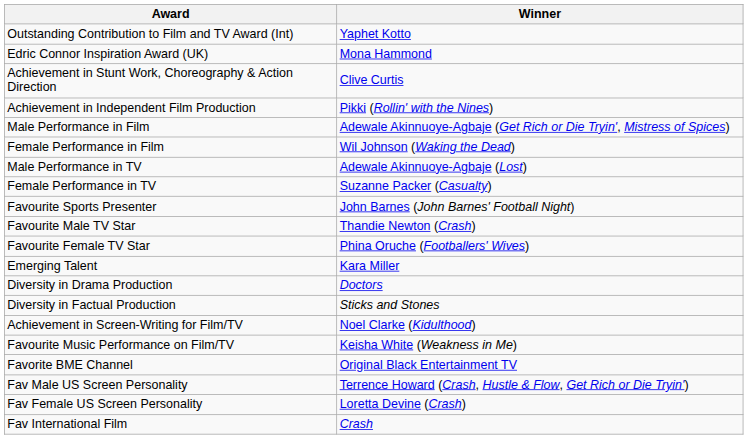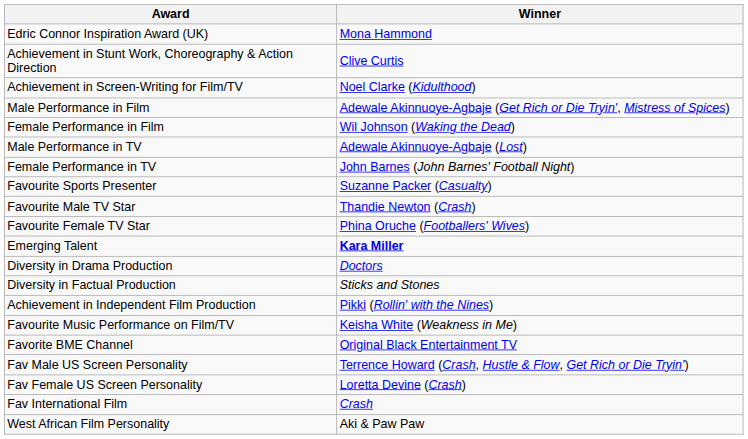- row: (150, 34)
rows swapped: (131, 107) <-> (125, 325)
(416, 186) Suzanne Packer (Casualty) -> (457, 166) John Barnes (John Barnes' Football Night)
(457, 206) John Barnes (John Barnes' Football Night) -> (416, 186) Suzanne Packer (Casualty)
(369, 265) normal -> (372, 246) bold
+ row: (88, 424)
